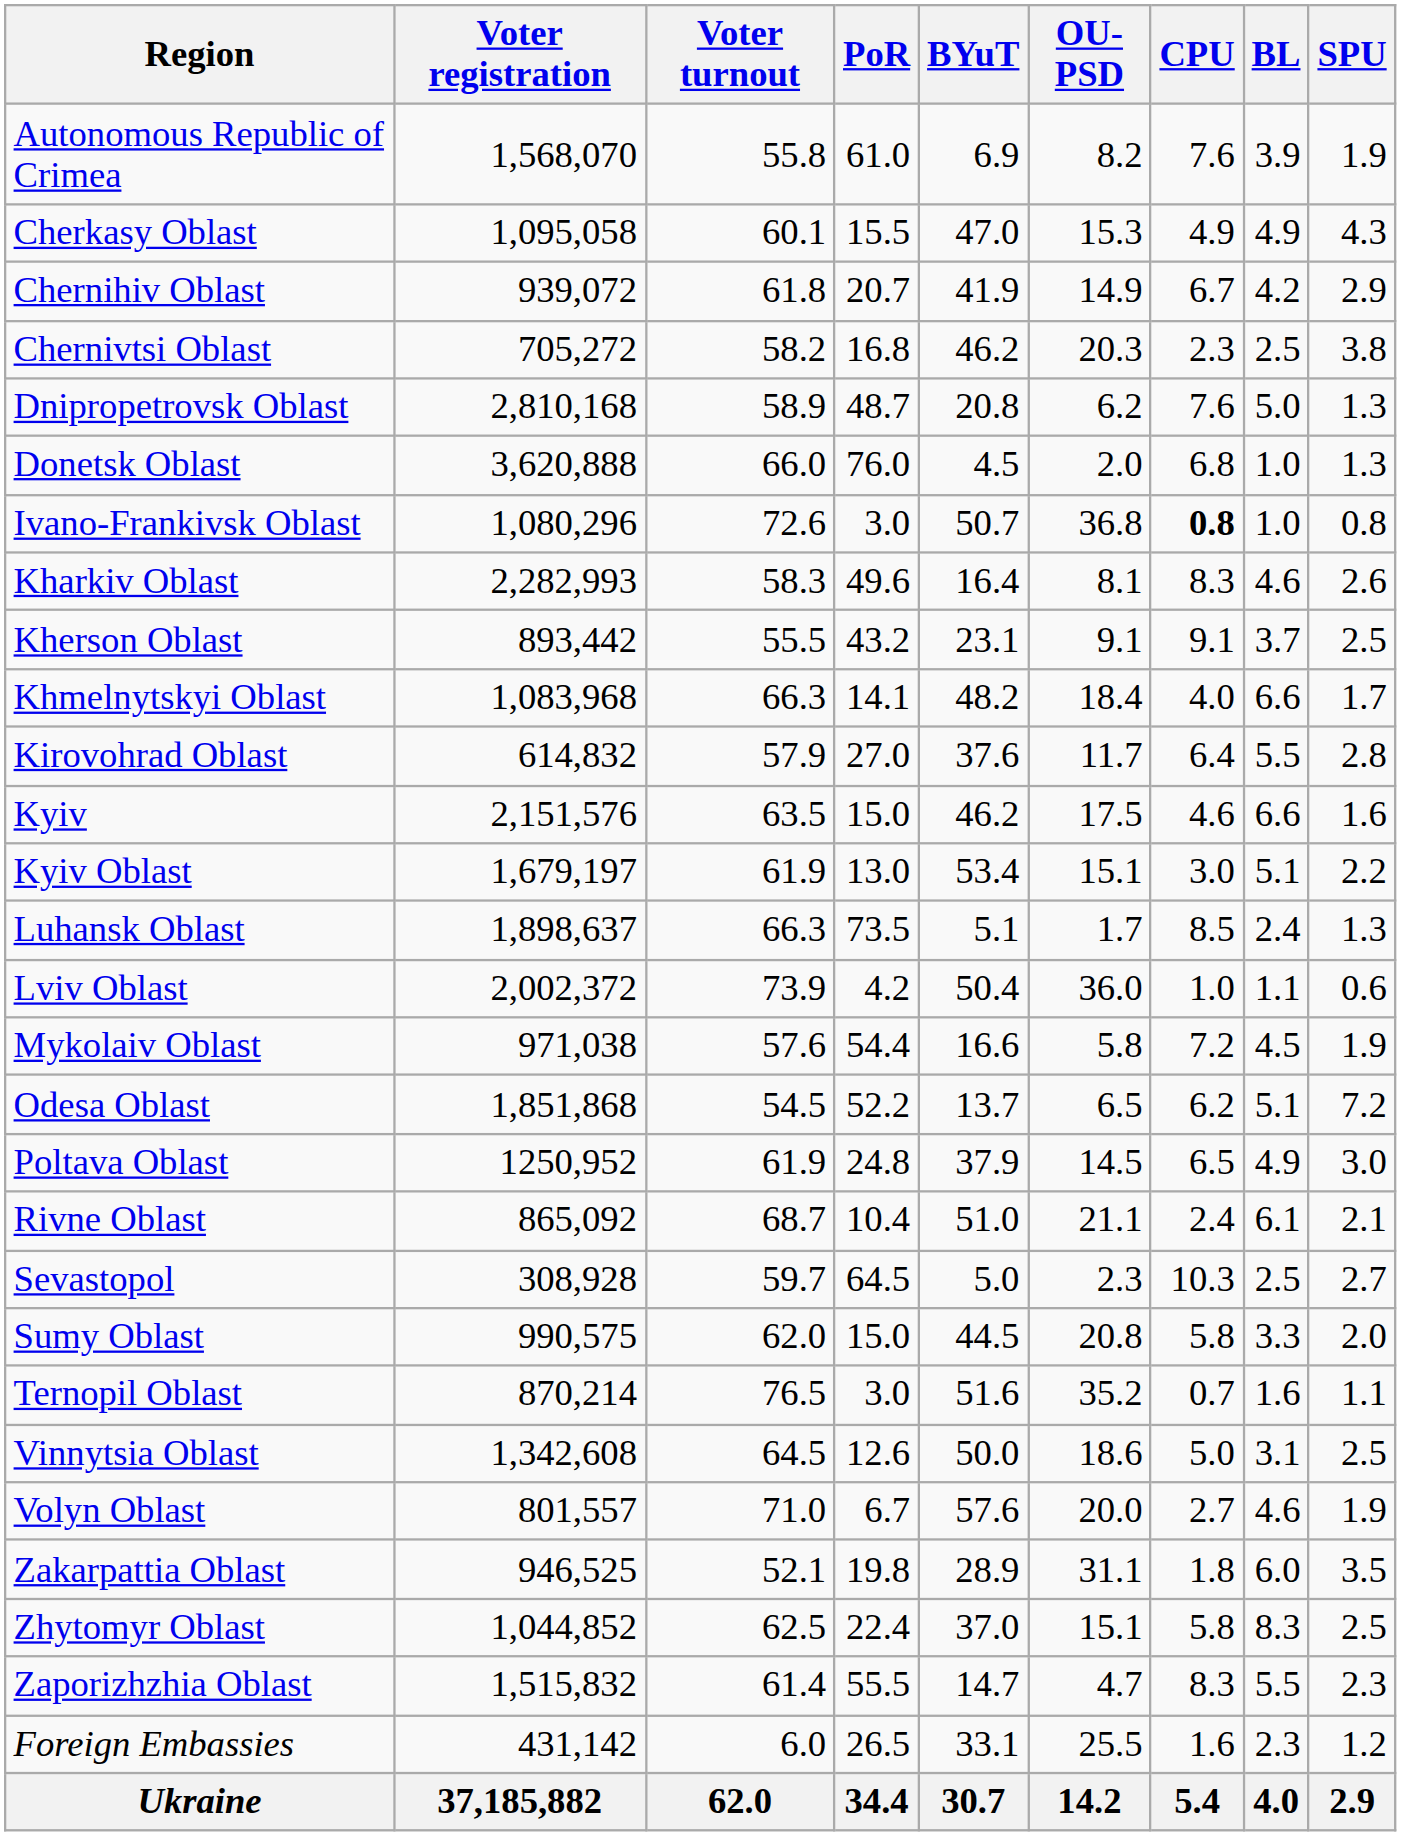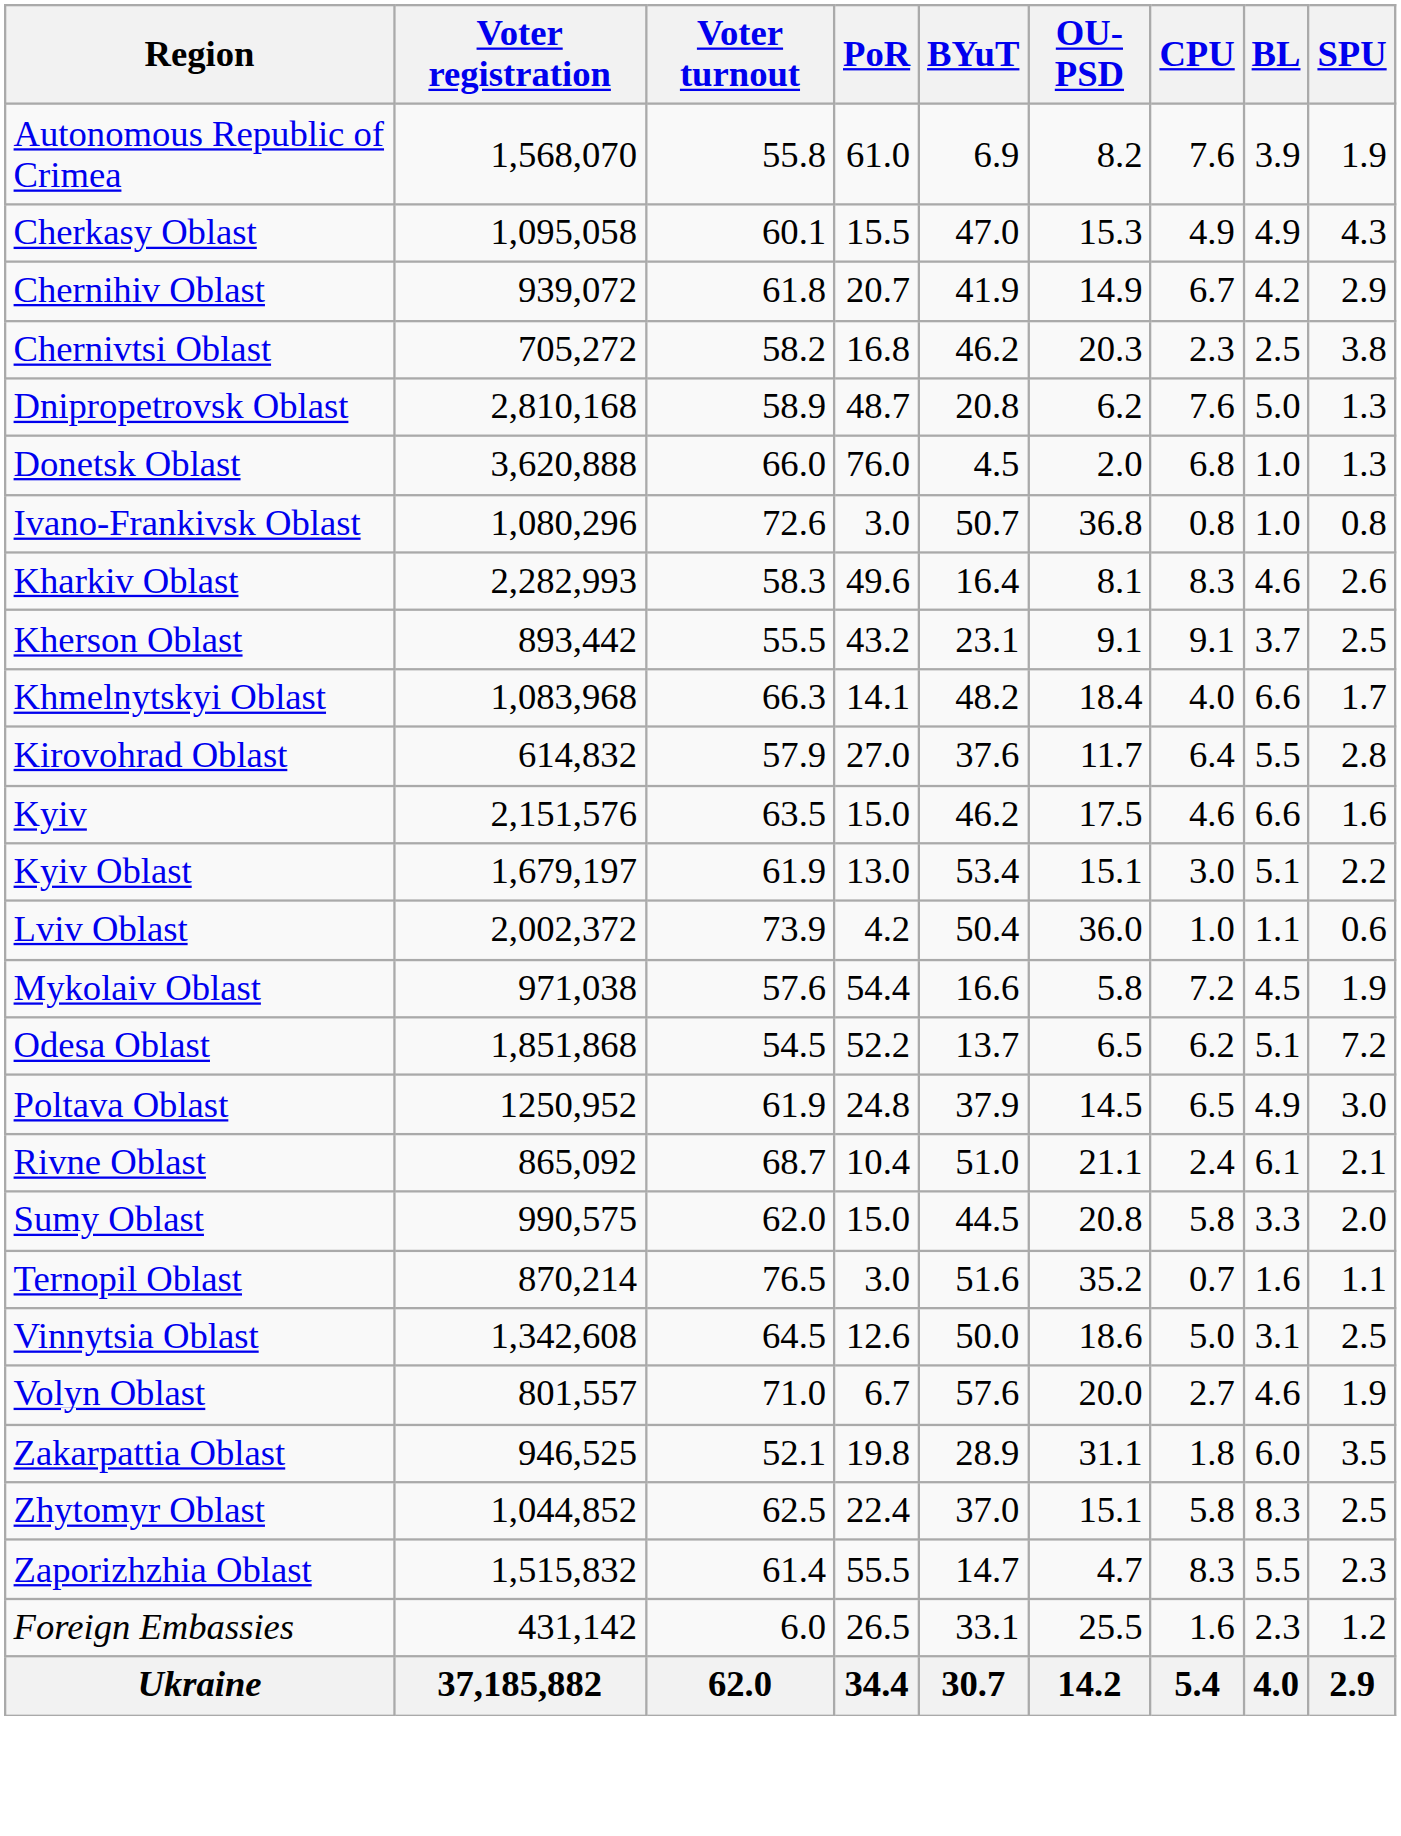(1212, 522) bold -> (1212, 522) normal
- row: (129, 929)
- row: (94, 1278)
